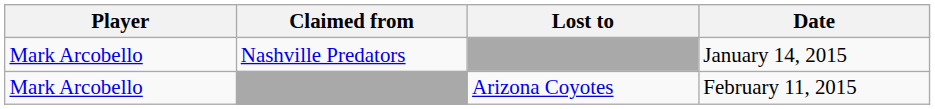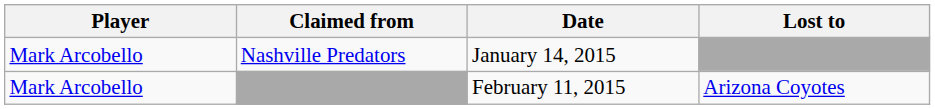columns swapped: (583, 21) <-> (814, 21)
